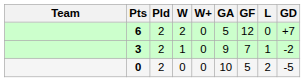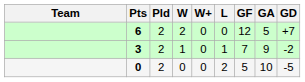columns swapped: (268, 13) <-> (226, 13)
